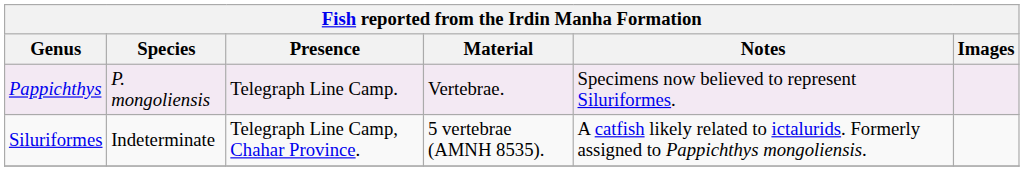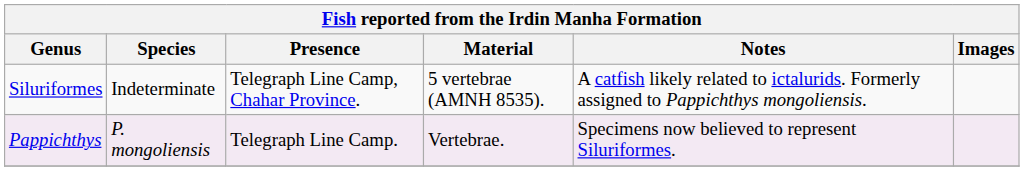rows swapped: (55, 89) <-> (56, 140)
